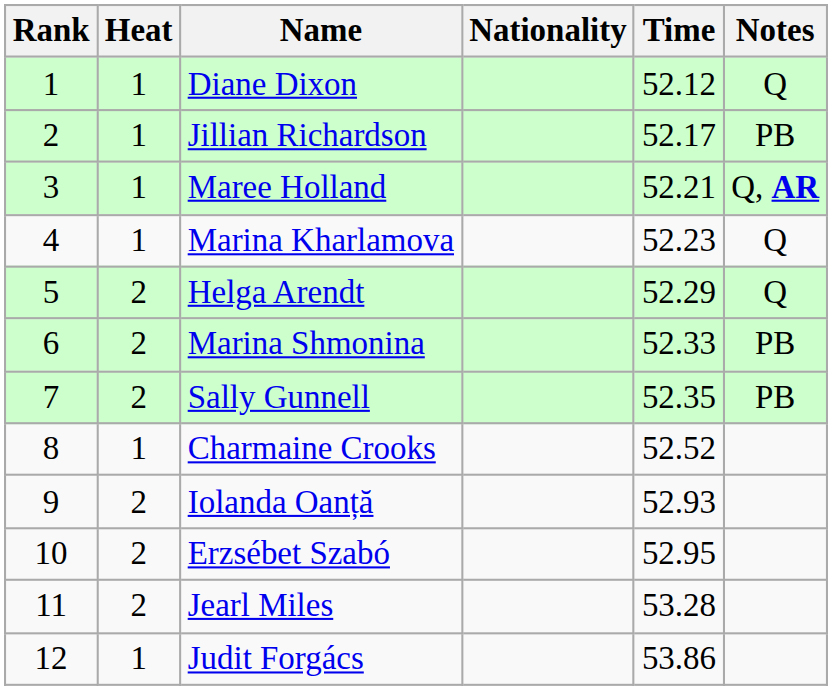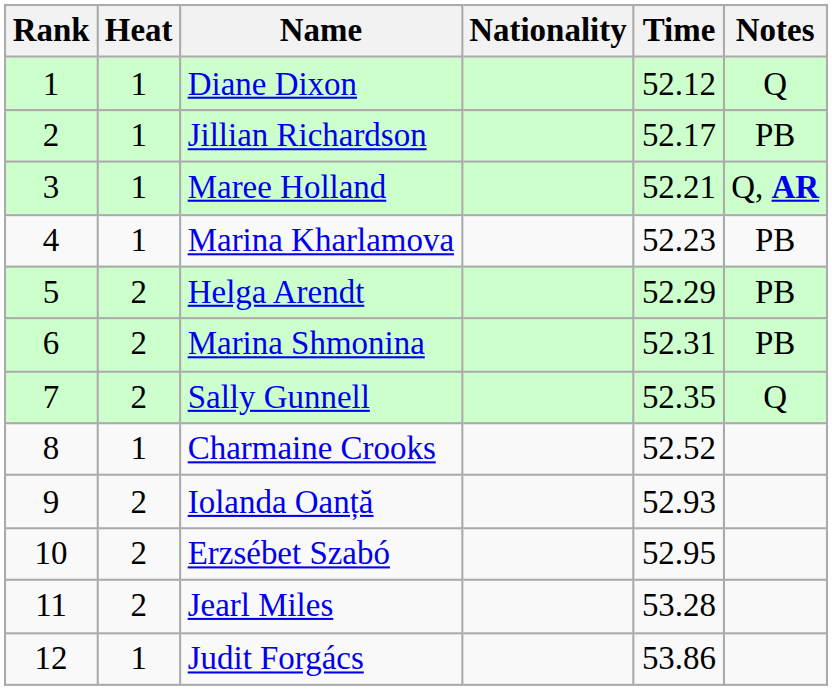(775, 239) Q -> (775, 239) PB
(775, 291) Q -> (775, 291) PB
(679, 344) 52.33 -> (679, 344) 52.31
(775, 396) PB -> (775, 396) Q
